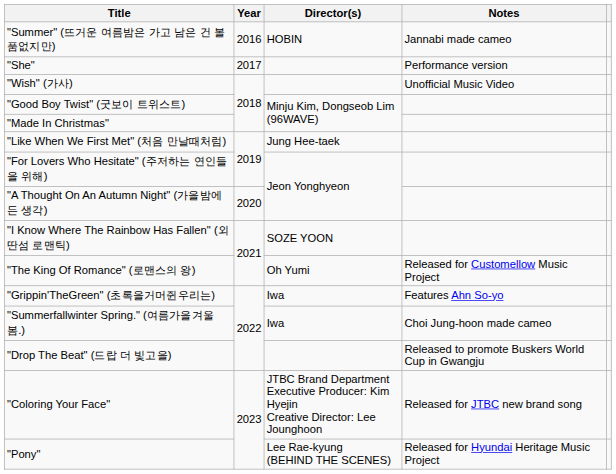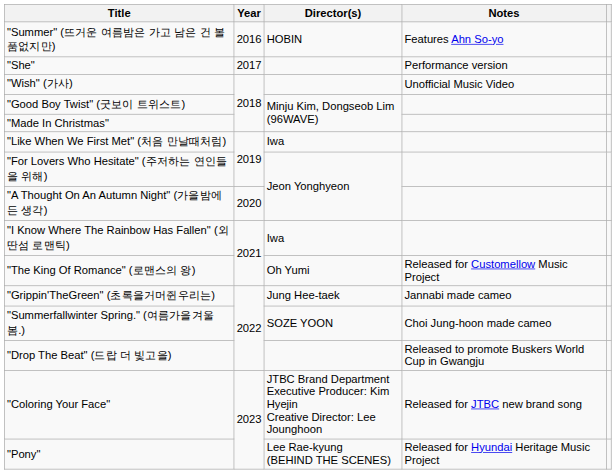(458, 39) Jannabi made cameo -> (454, 39) Features Ahn So-yo
(303, 142) Jung Hee-taek -> (275, 142) Iwa
(300, 238) SOZE YOON -> (275, 238) Iwa
(275, 295) Iwa -> (303, 295) Jung Hee-taek
(454, 295) Features Ahn So-yo -> (458, 295) Jannabi made cameo
(275, 323) Iwa -> (300, 323) SOZE YOON
